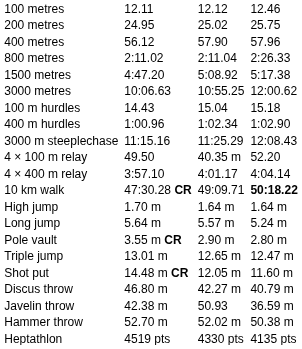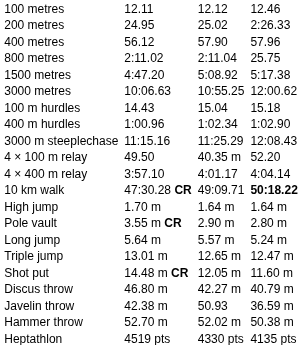(265, 25) 25.75 -> (270, 25) 2:26.33
(270, 58) 2:26.33 -> (265, 58) 25.75
rows swapped: (31, 240) <-> (32, 223)
